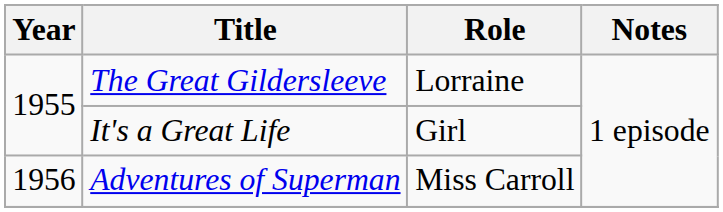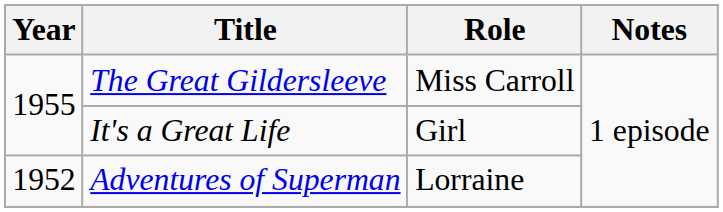(470, 79) Lorraine -> (495, 79) Miss Carroll
(44, 180) 1956 -> (44, 180) 1952
(495, 180) Miss Carroll -> (470, 180) Lorraine
